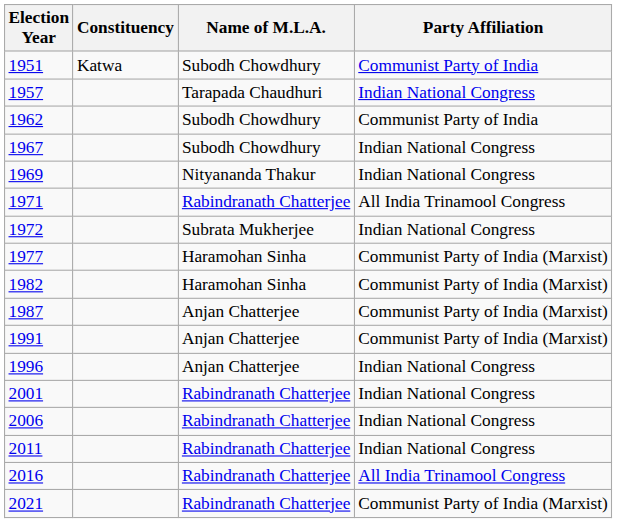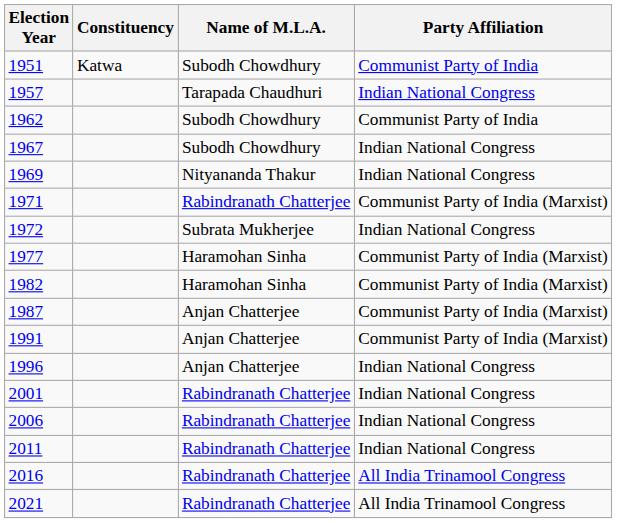(462, 202) All India Trinamool Congress -> (483, 202) Communist Party of India (Marxist)
(483, 503) Communist Party of India (Marxist) -> (462, 503) All India Trinamool Congress
